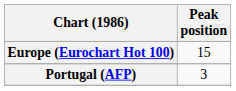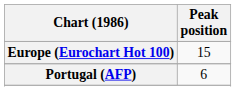(204, 74) 3 -> (204, 74) 6
